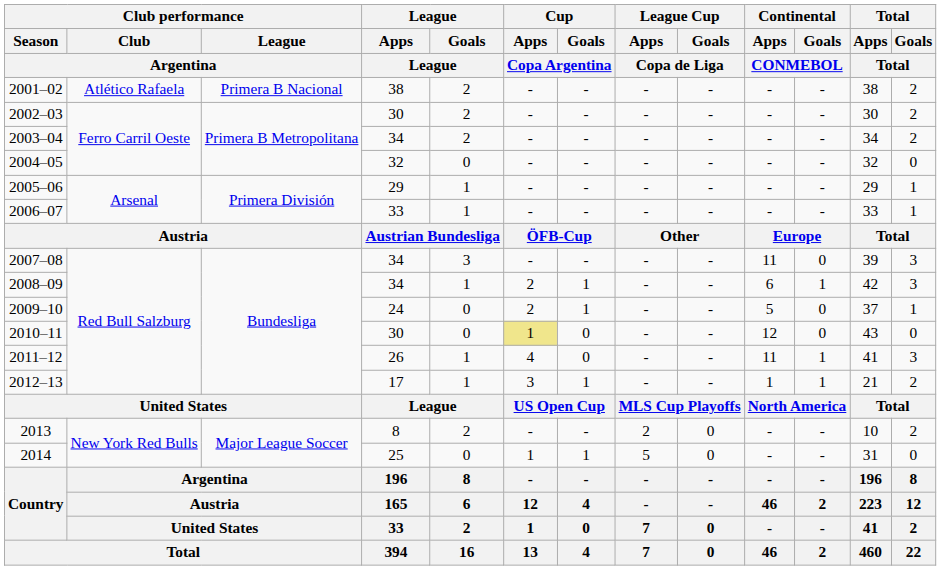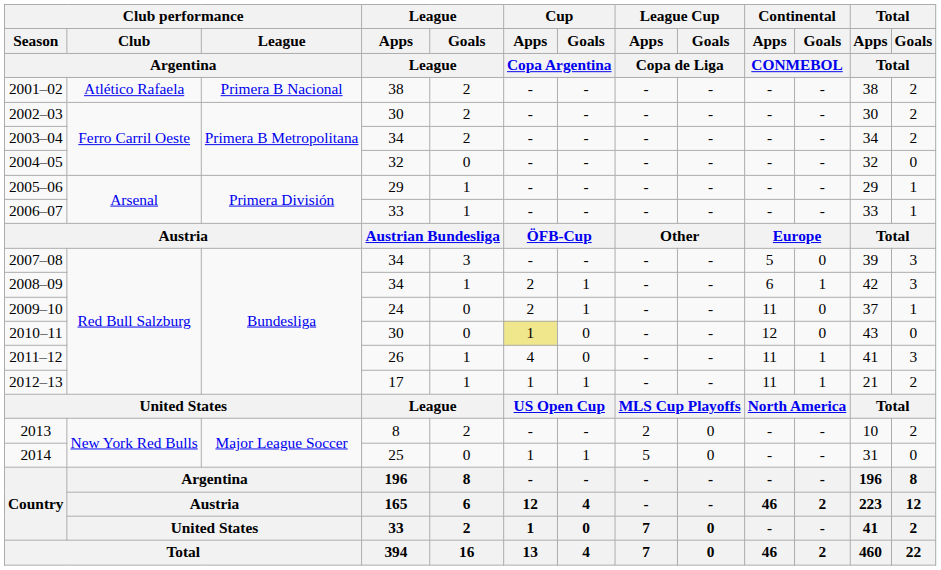(770, 260) 11 -> (770, 260) 5
(770, 308) 5 -> (770, 308) 11
(530, 382) 3 -> (530, 382) 1
(770, 382) 1 -> (770, 382) 11
